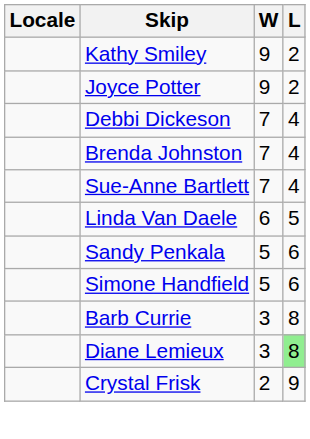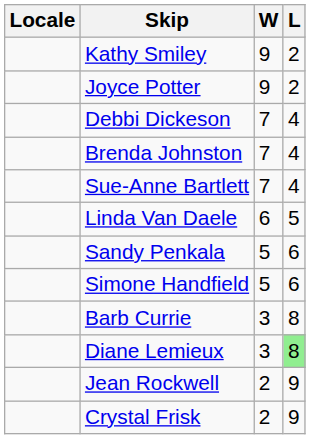+ row: (152, 383)
